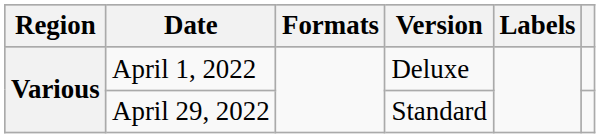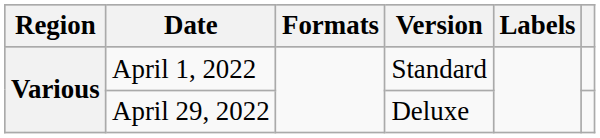(430, 68) Deluxe -> (439, 68) Standard
(439, 111) Standard -> (430, 111) Deluxe
